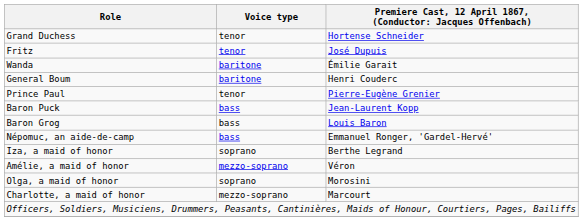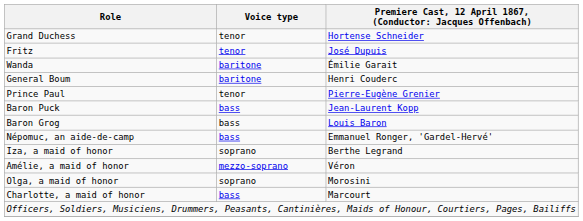(253, 195) mezzo-soprano -> (229, 195) bass
